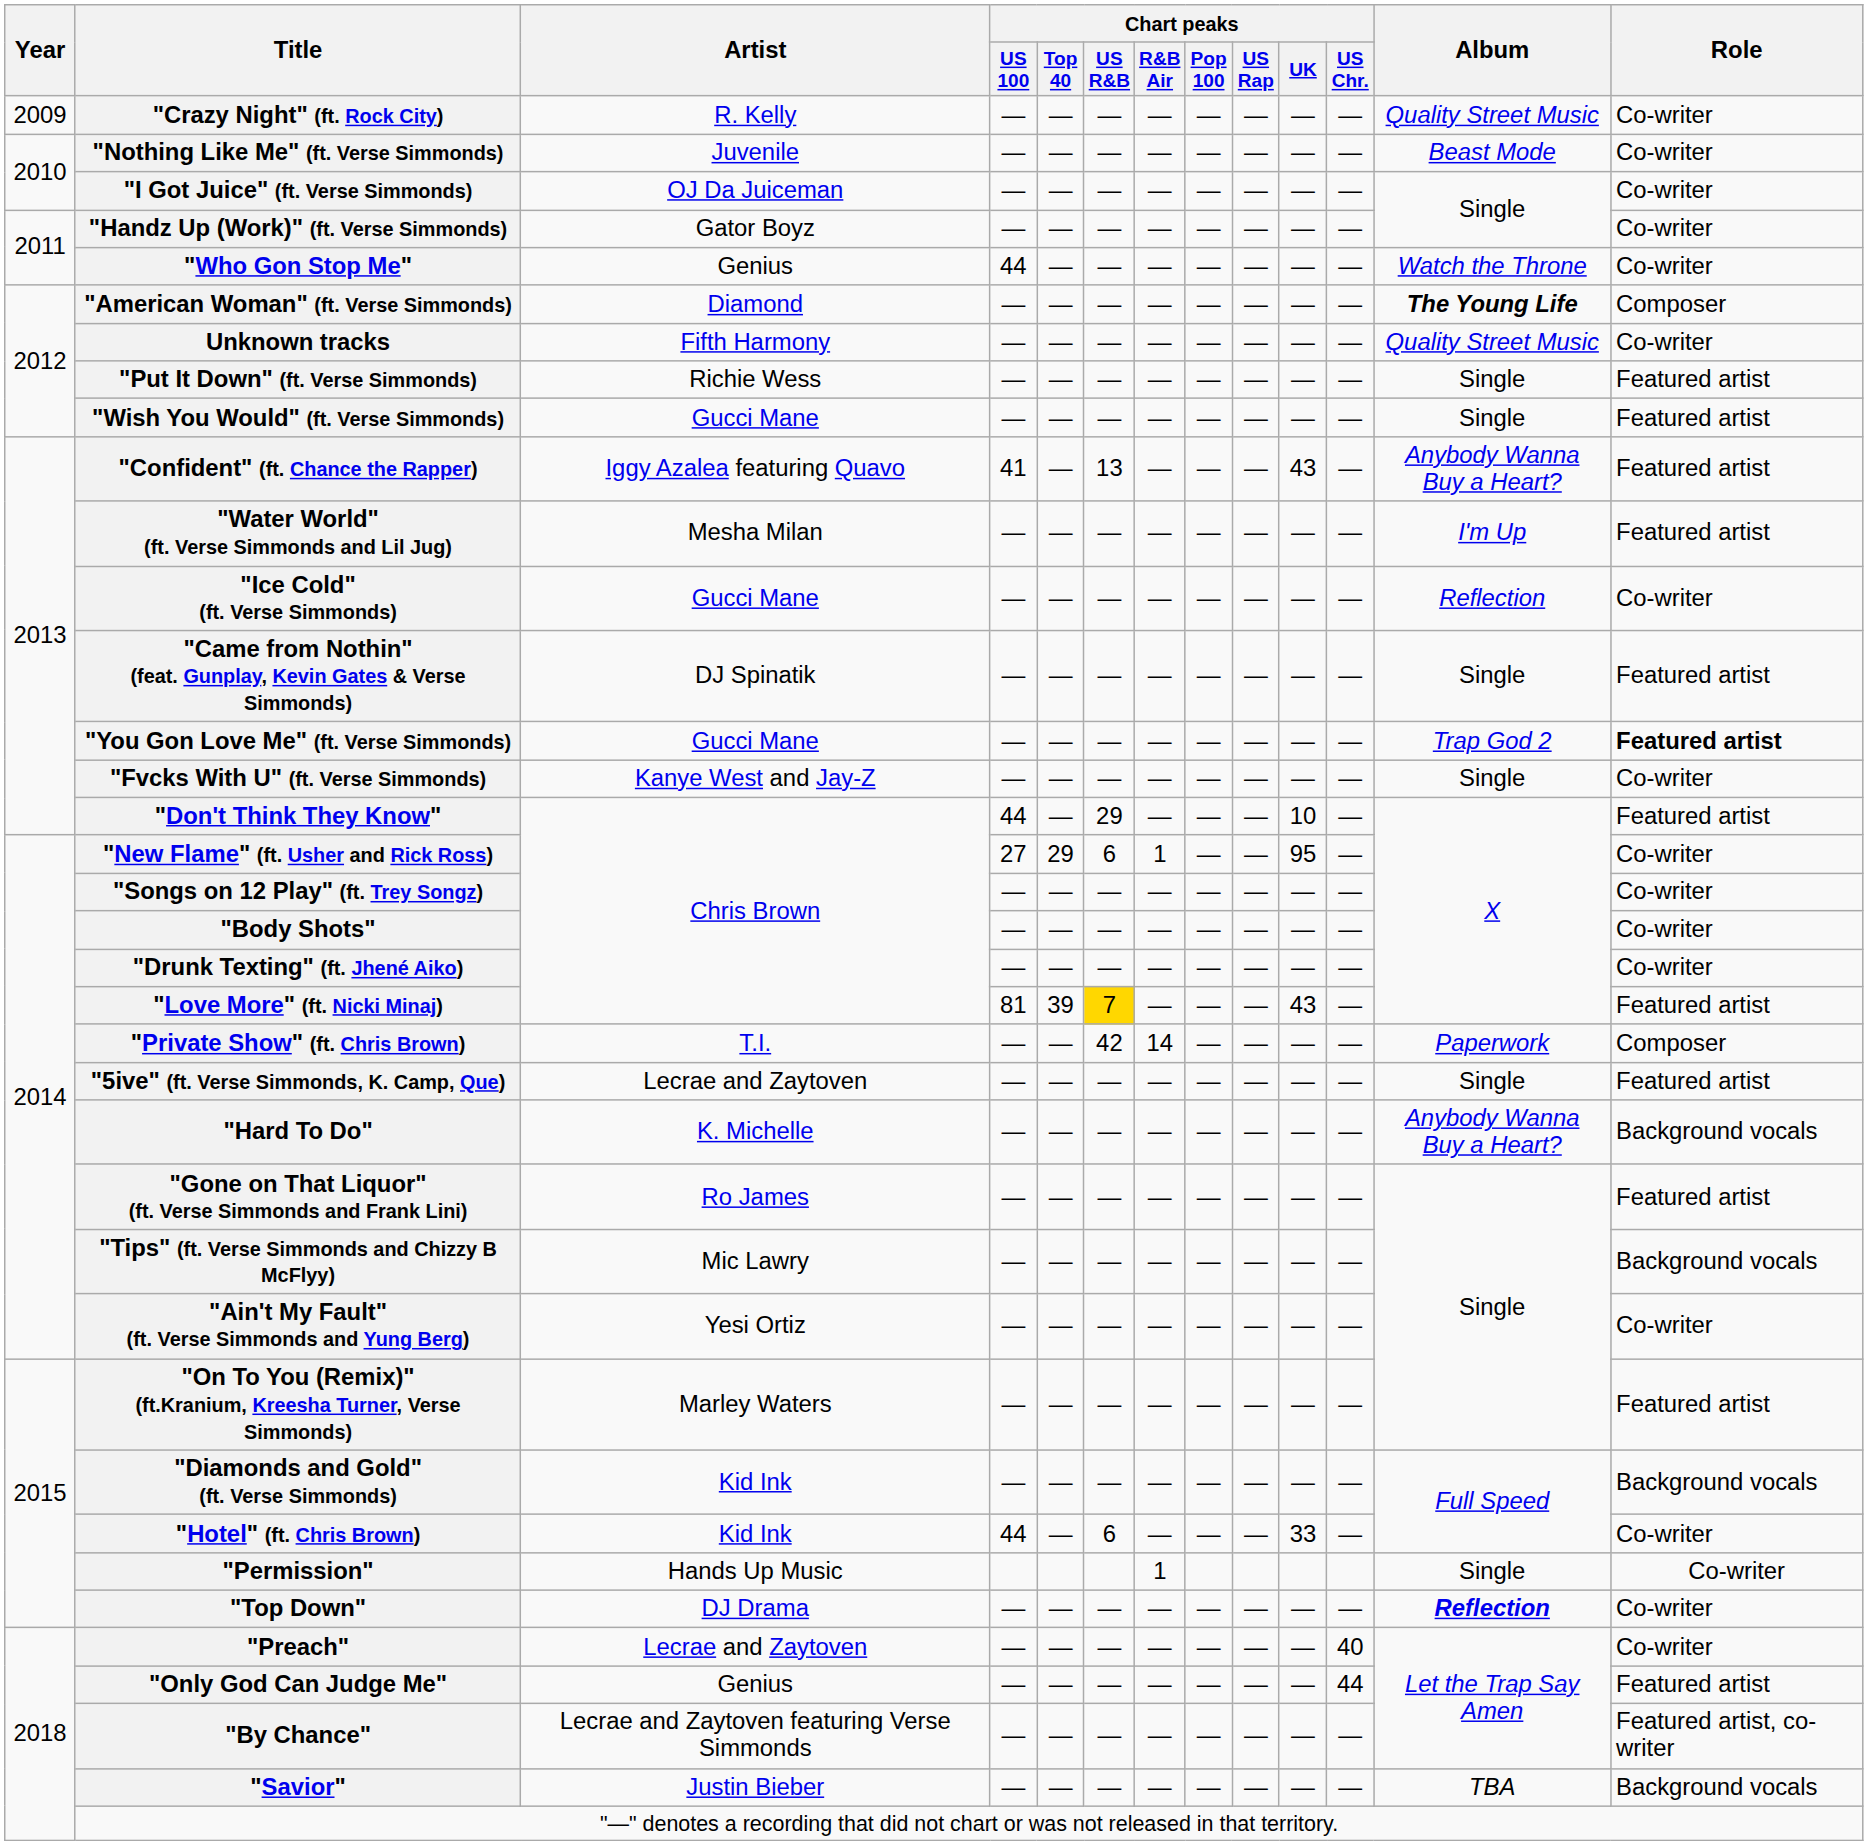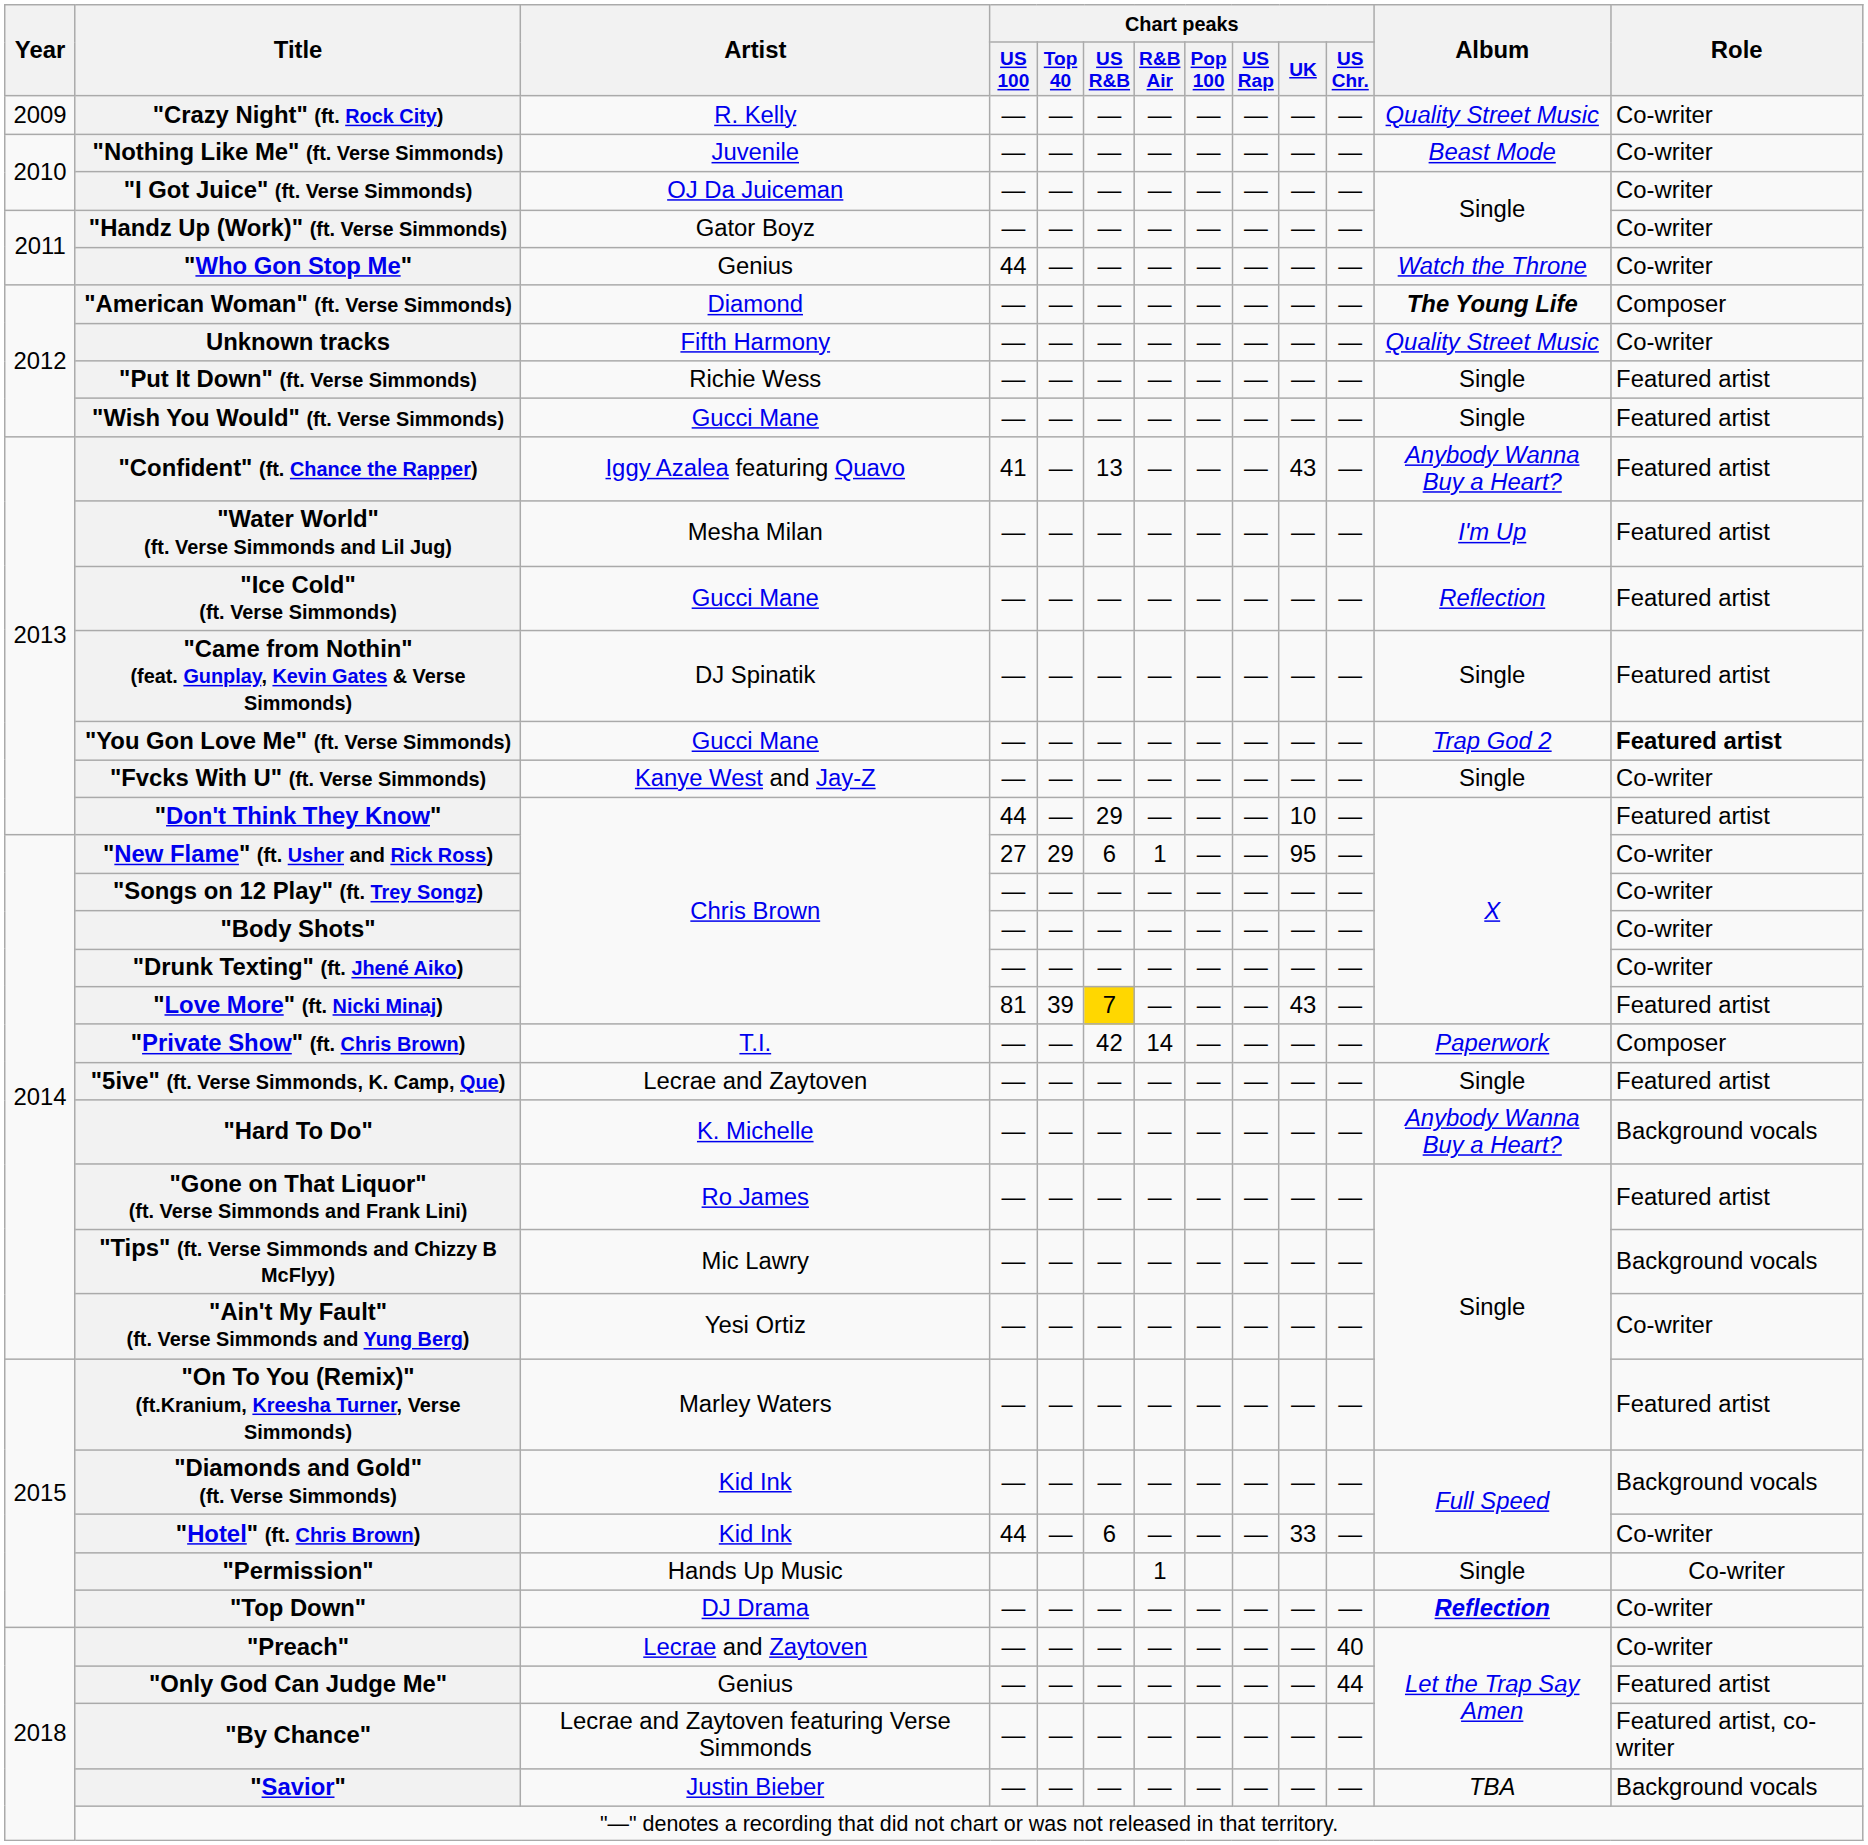(1664, 597) Co-writer -> (1693, 597) Featured artist
